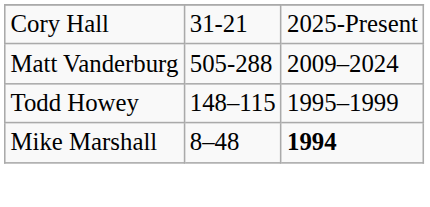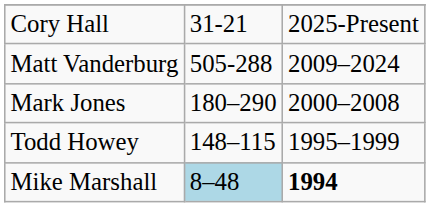+ row: (68, 102)
(215, 142) no background -> (215, 181) lightblue background
